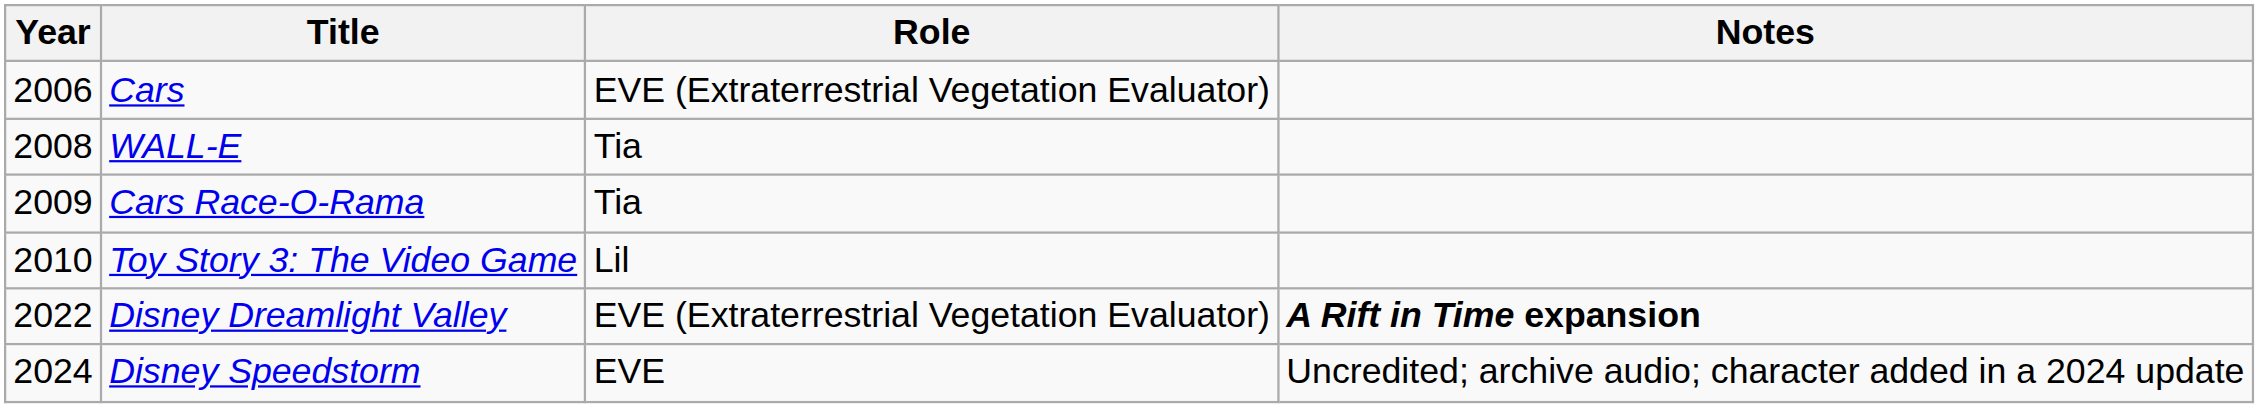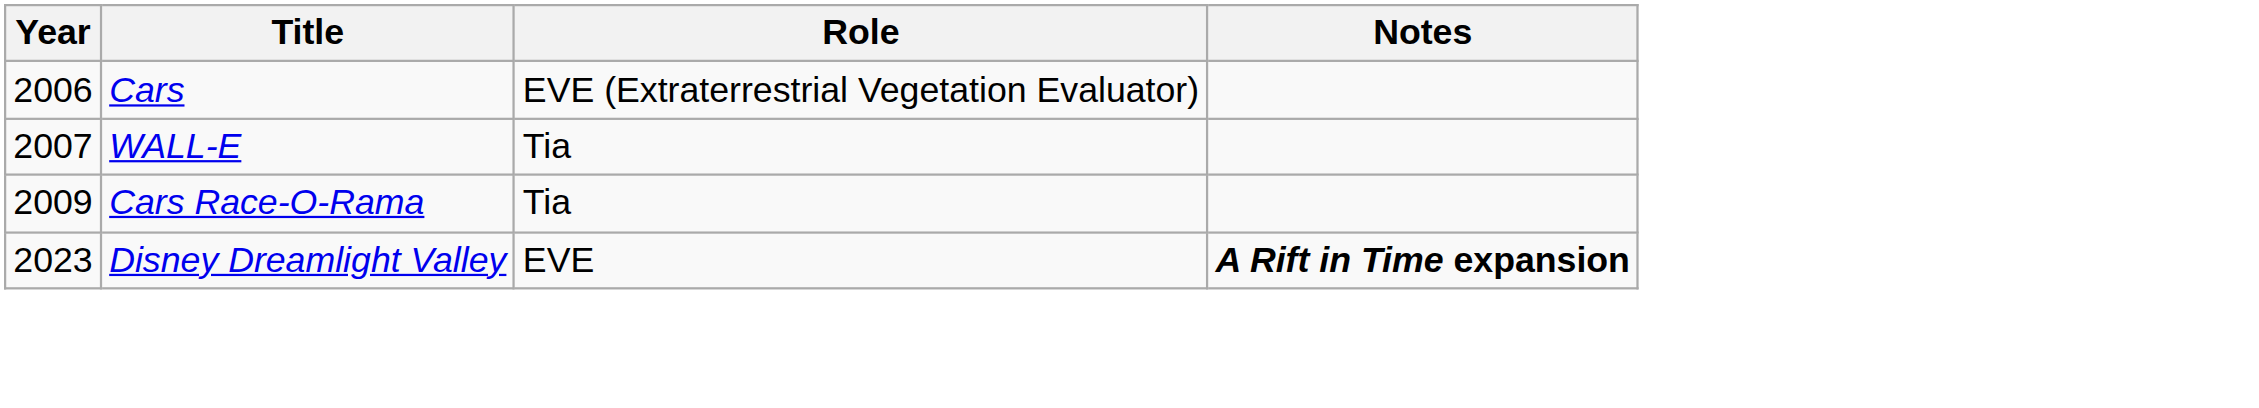(53, 145) 2008 -> (53, 145) 2007
- row: (343, 259)
(53, 315) 2022 -> (53, 259) 2023
(932, 315) EVE (Extraterrestrial Vegetation Evaluator) -> (559, 259) EVE
- row: (265, 372)
